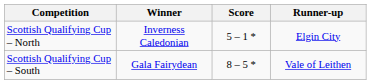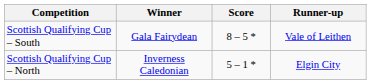rows swapped: (59, 36) <-> (59, 65)
